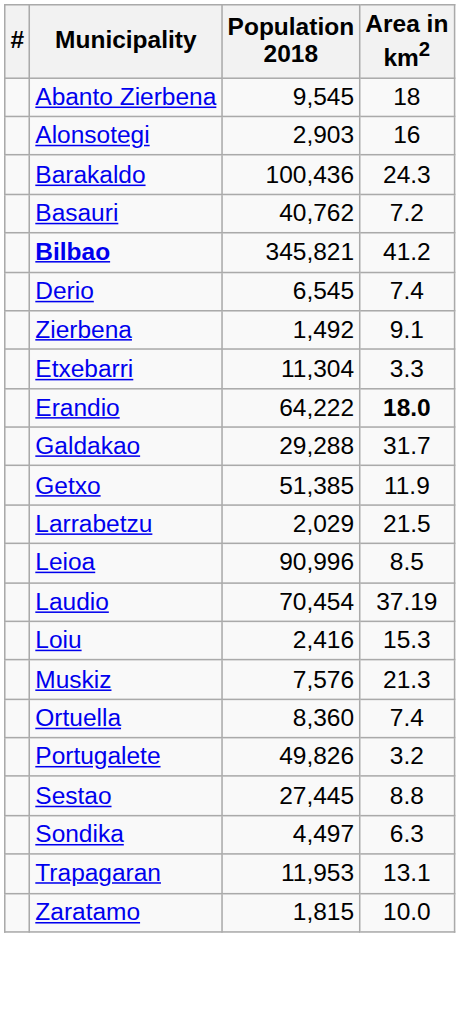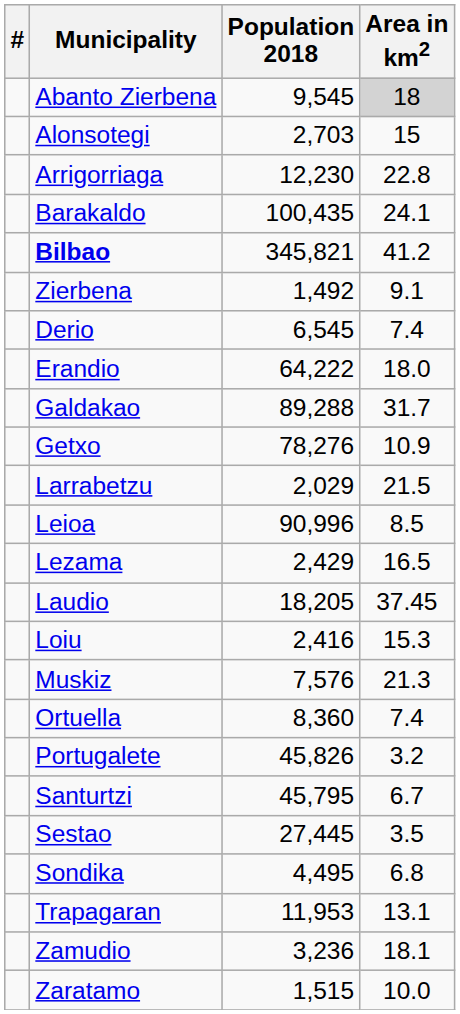(407, 96) no background -> (407, 96) lightgrey background
(323, 135) 2,903 -> (323, 135) 2,703
(407, 135) 16 -> (407, 135) 15
+ row: (99, 174)
(310, 174) 100,436 -> (310, 213) 100,435
(407, 174) 24.3 -> (407, 213) 24.1
- row: (77, 213)
rows swapped: (65, 291) <-> (84, 329)
- row: (84, 368)
(407, 407) bold -> (407, 368) normal
(317, 446) 29,288 -> (317, 407) 89,288
(317, 485) 51,385 -> (317, 446) 78,276
(407, 485) 11.9 -> (407, 446) 10.9
+ row: (79, 562)
(317, 601) 70,454 -> (317, 601) 18,205
(407, 601) 37.19 -> (407, 601) 37.45
(317, 756) 49,826 -> (317, 756) 45,826
+ row: (84, 795)
(407, 795) 8.8 -> (407, 834) 3.5
(323, 834) 4,497 -> (323, 873) 4,495
(407, 834) 6.3 -> (407, 873) 6.8
+ row: (83, 951)
(323, 912) 1,815 -> (323, 989) 1,515
